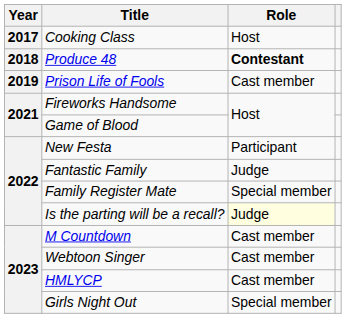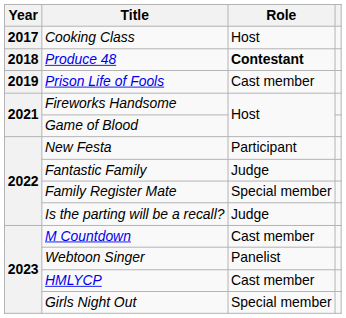(250, 214) lightyellow background -> (250, 214) no background
(273, 258) Cast member -> (256, 258) Panelist
